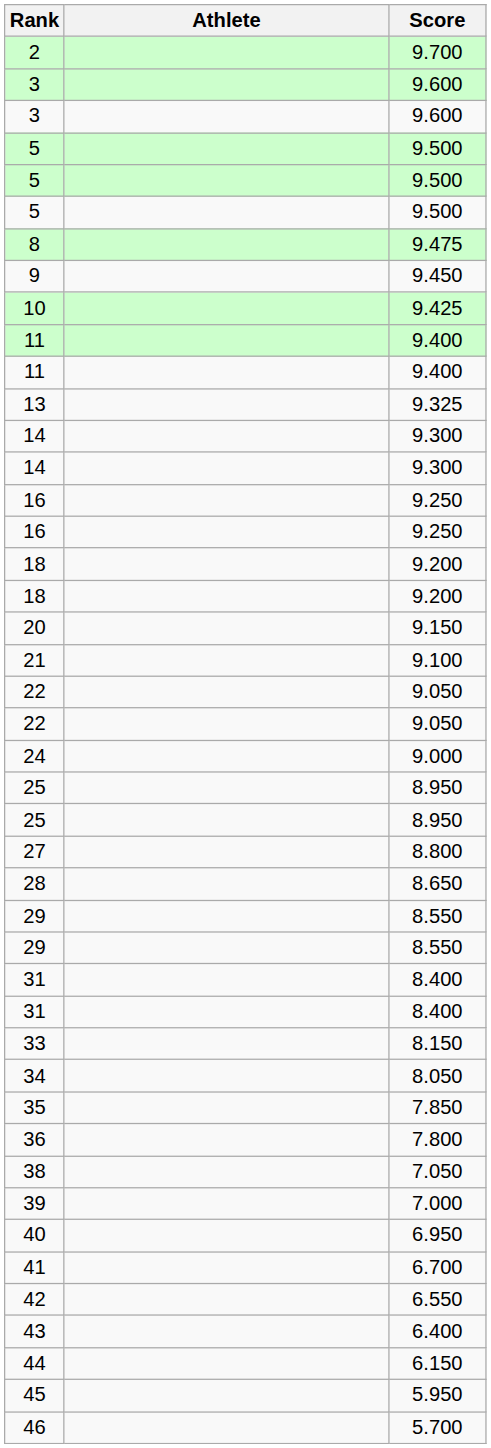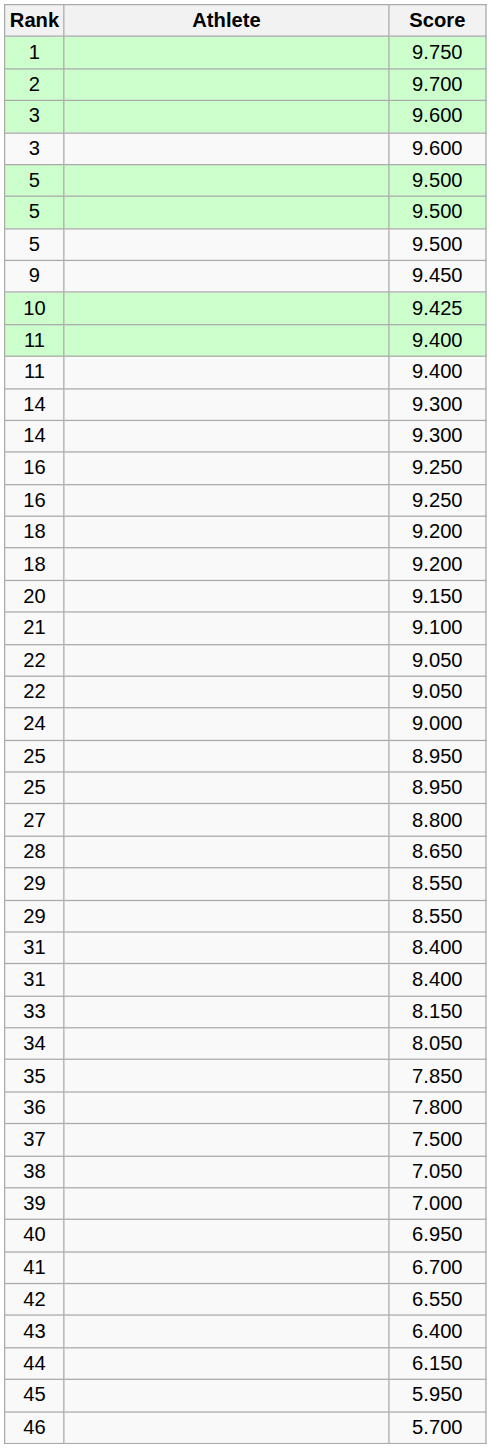+ row: (34, 52)
- row: (34, 244)
- row: (34, 404)
+ row: (34, 1139)
